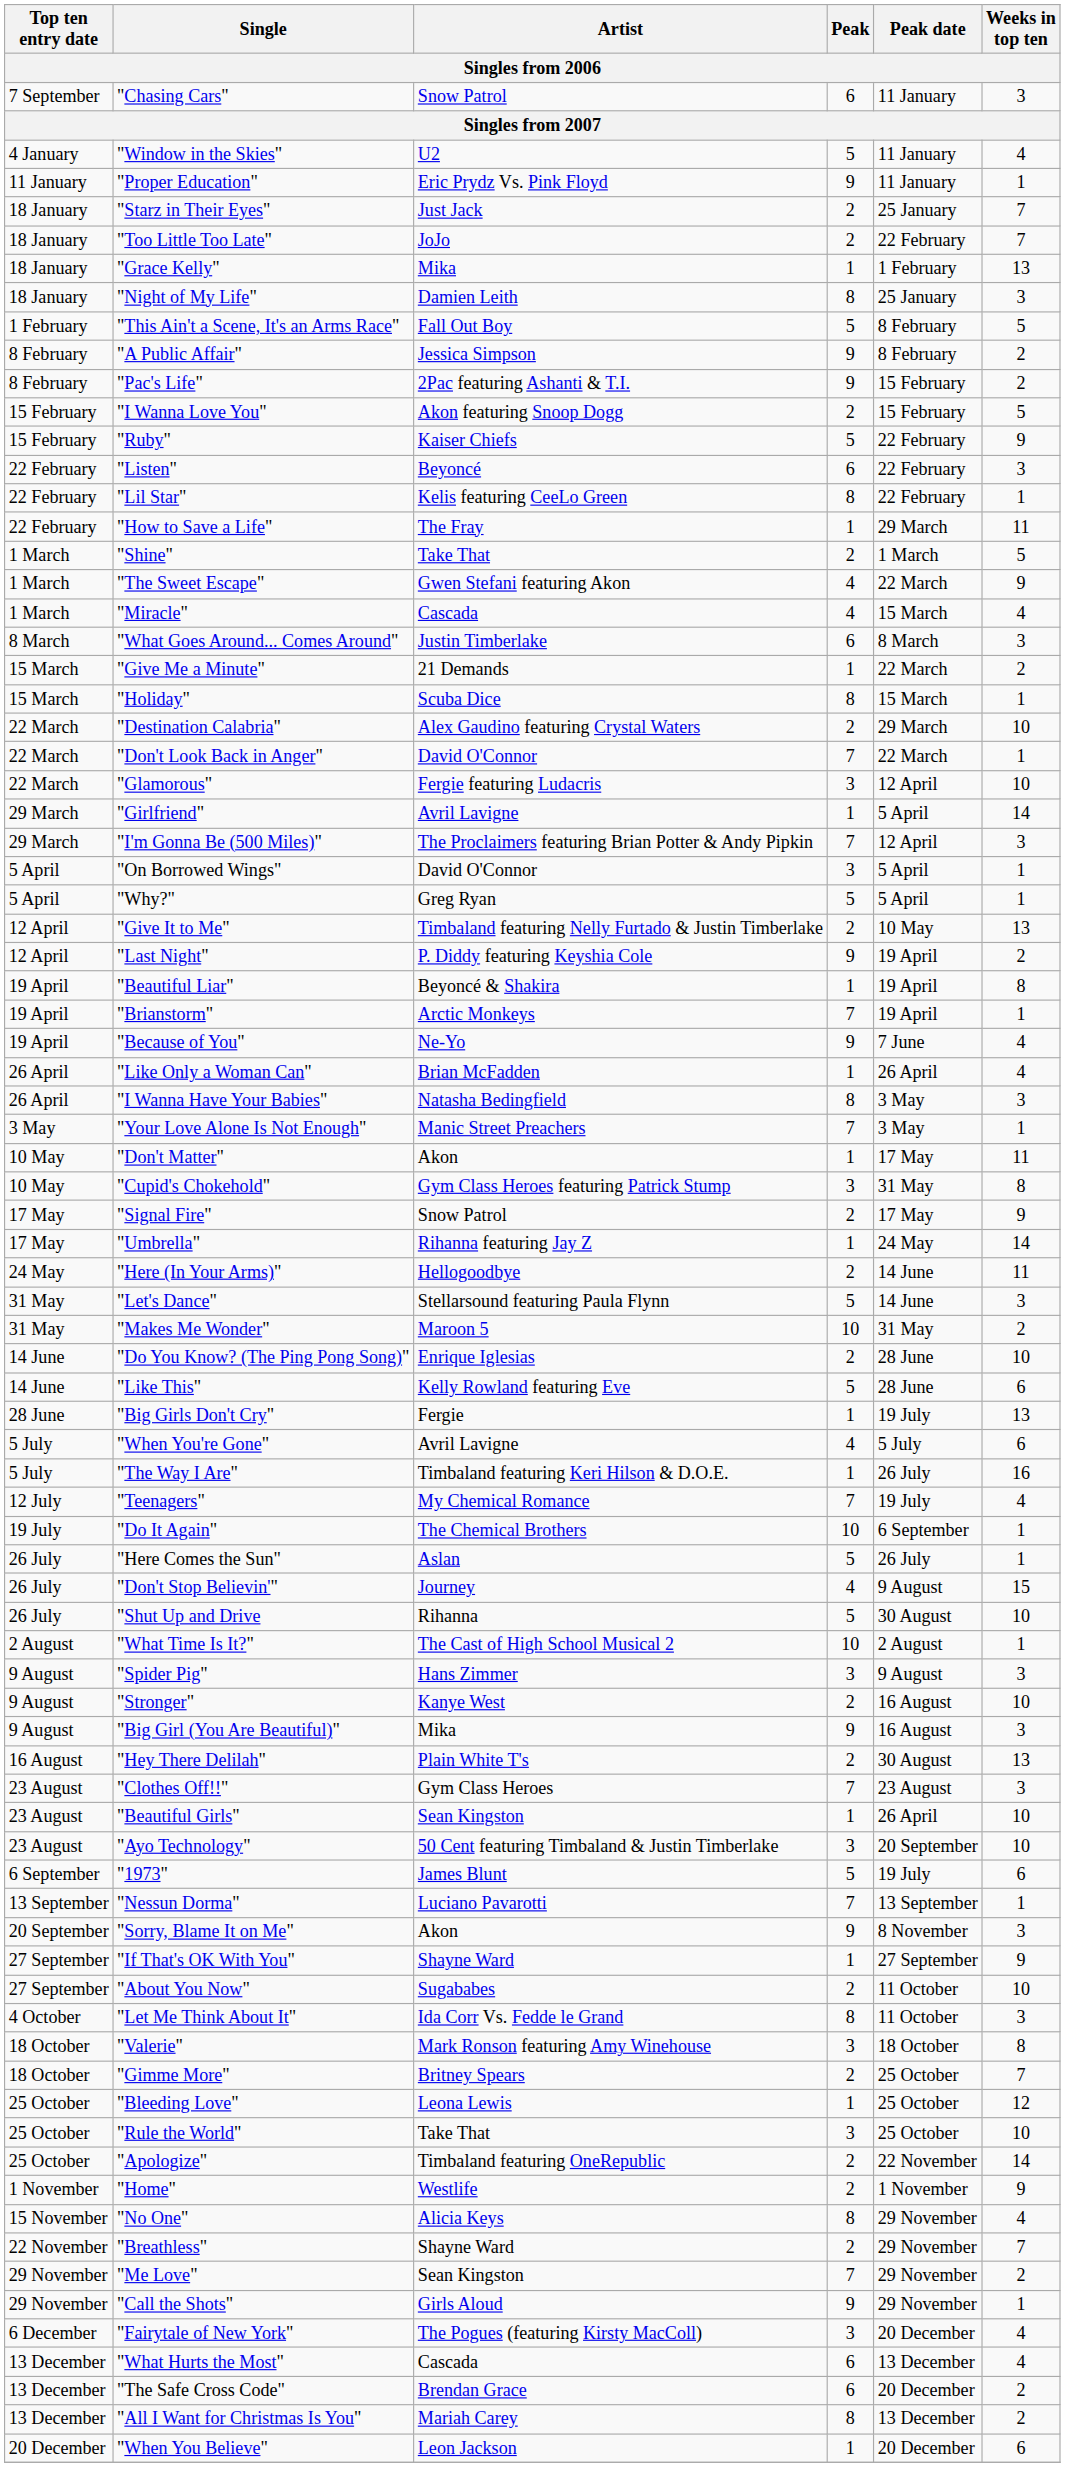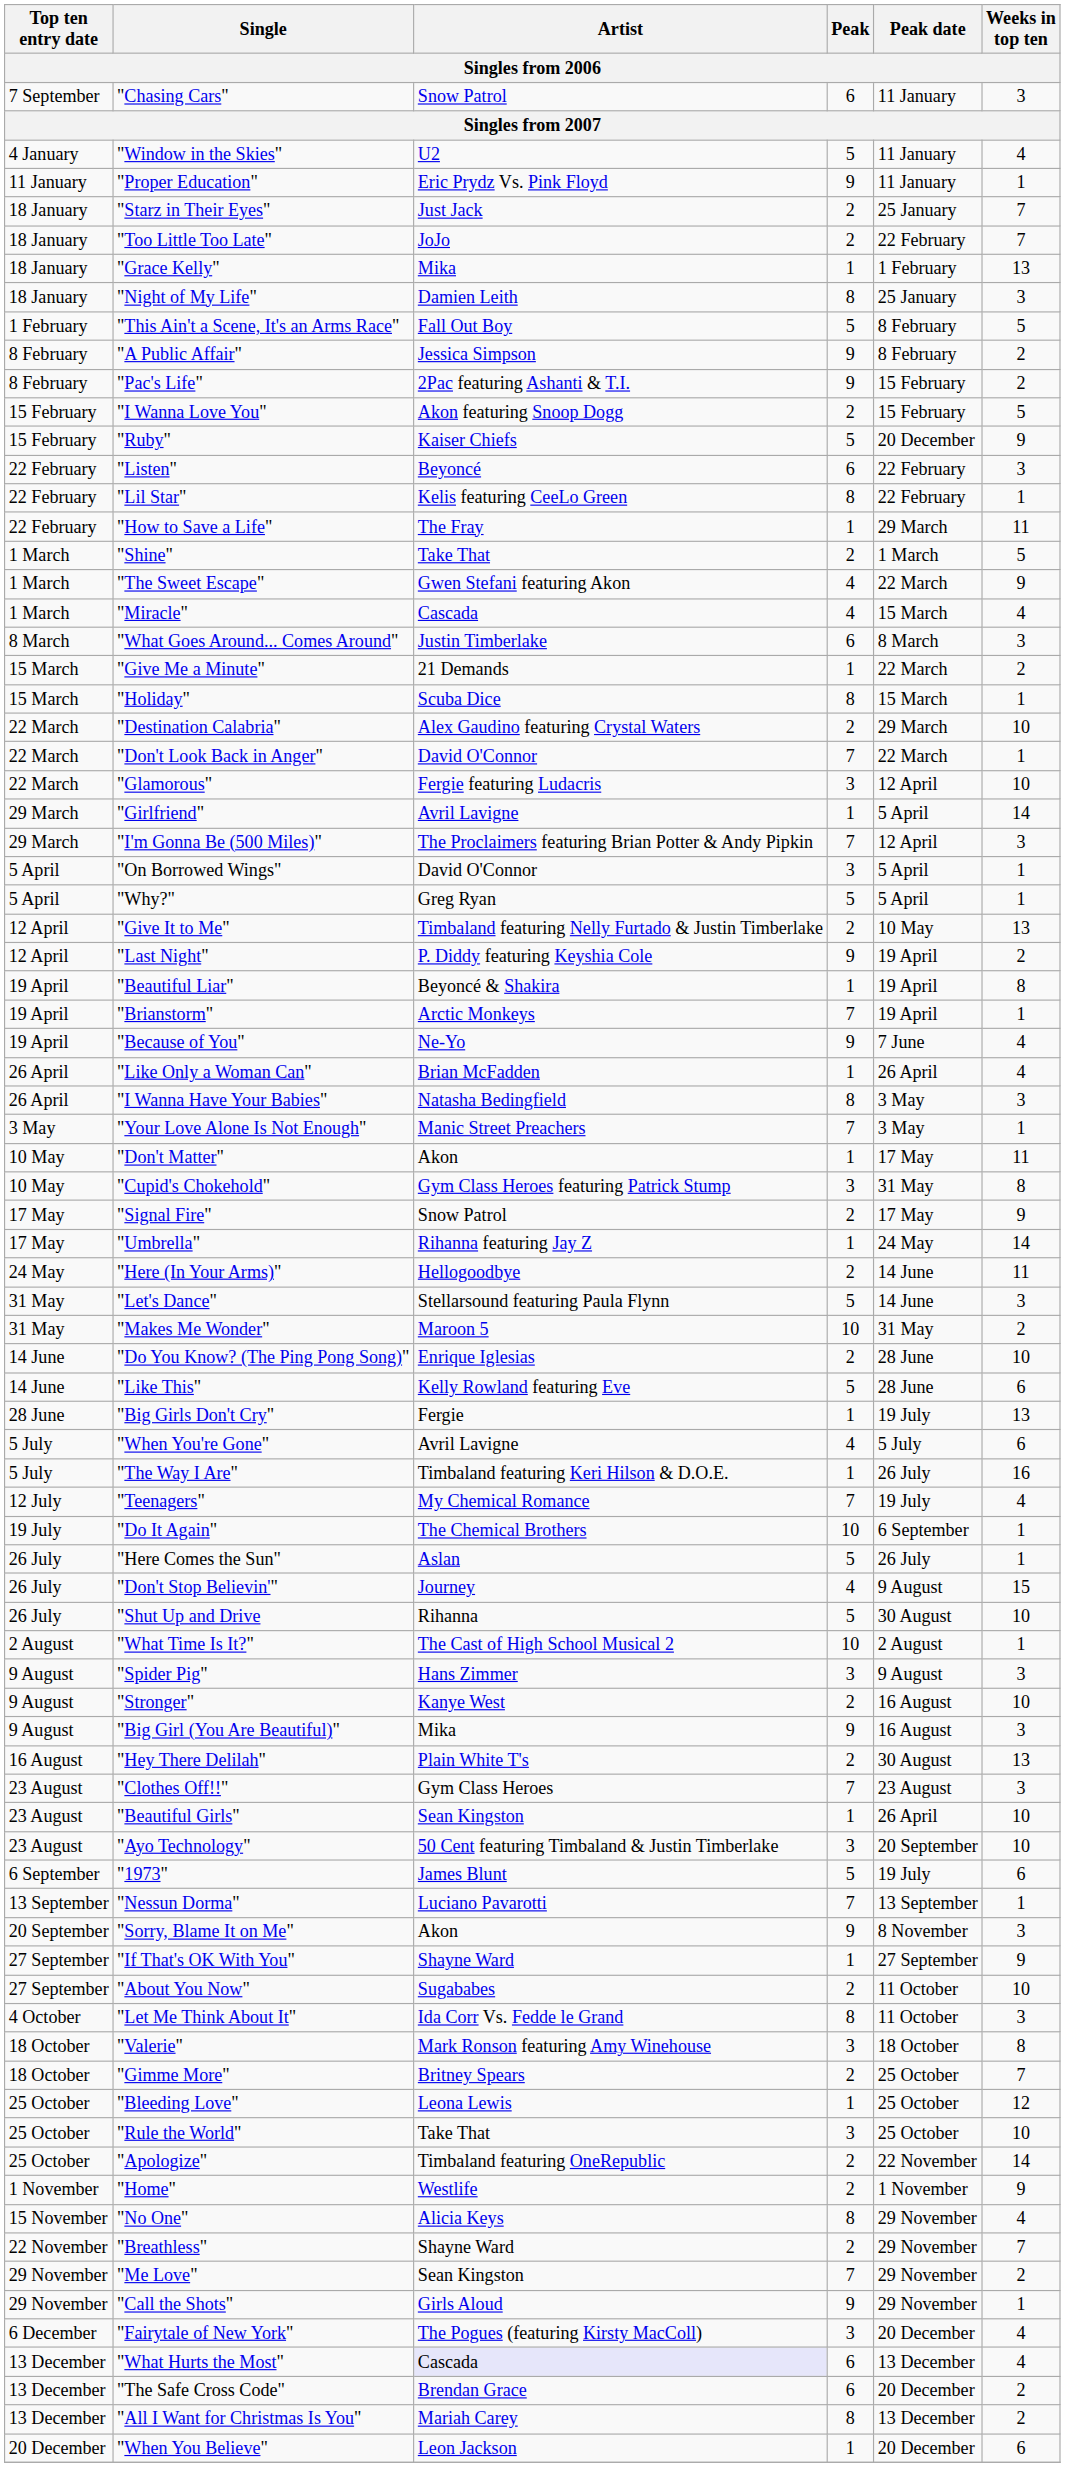(922, 440) 22 February -> (926, 440) 20 December
(448, 2361) no background -> (448, 2361) lavender background
